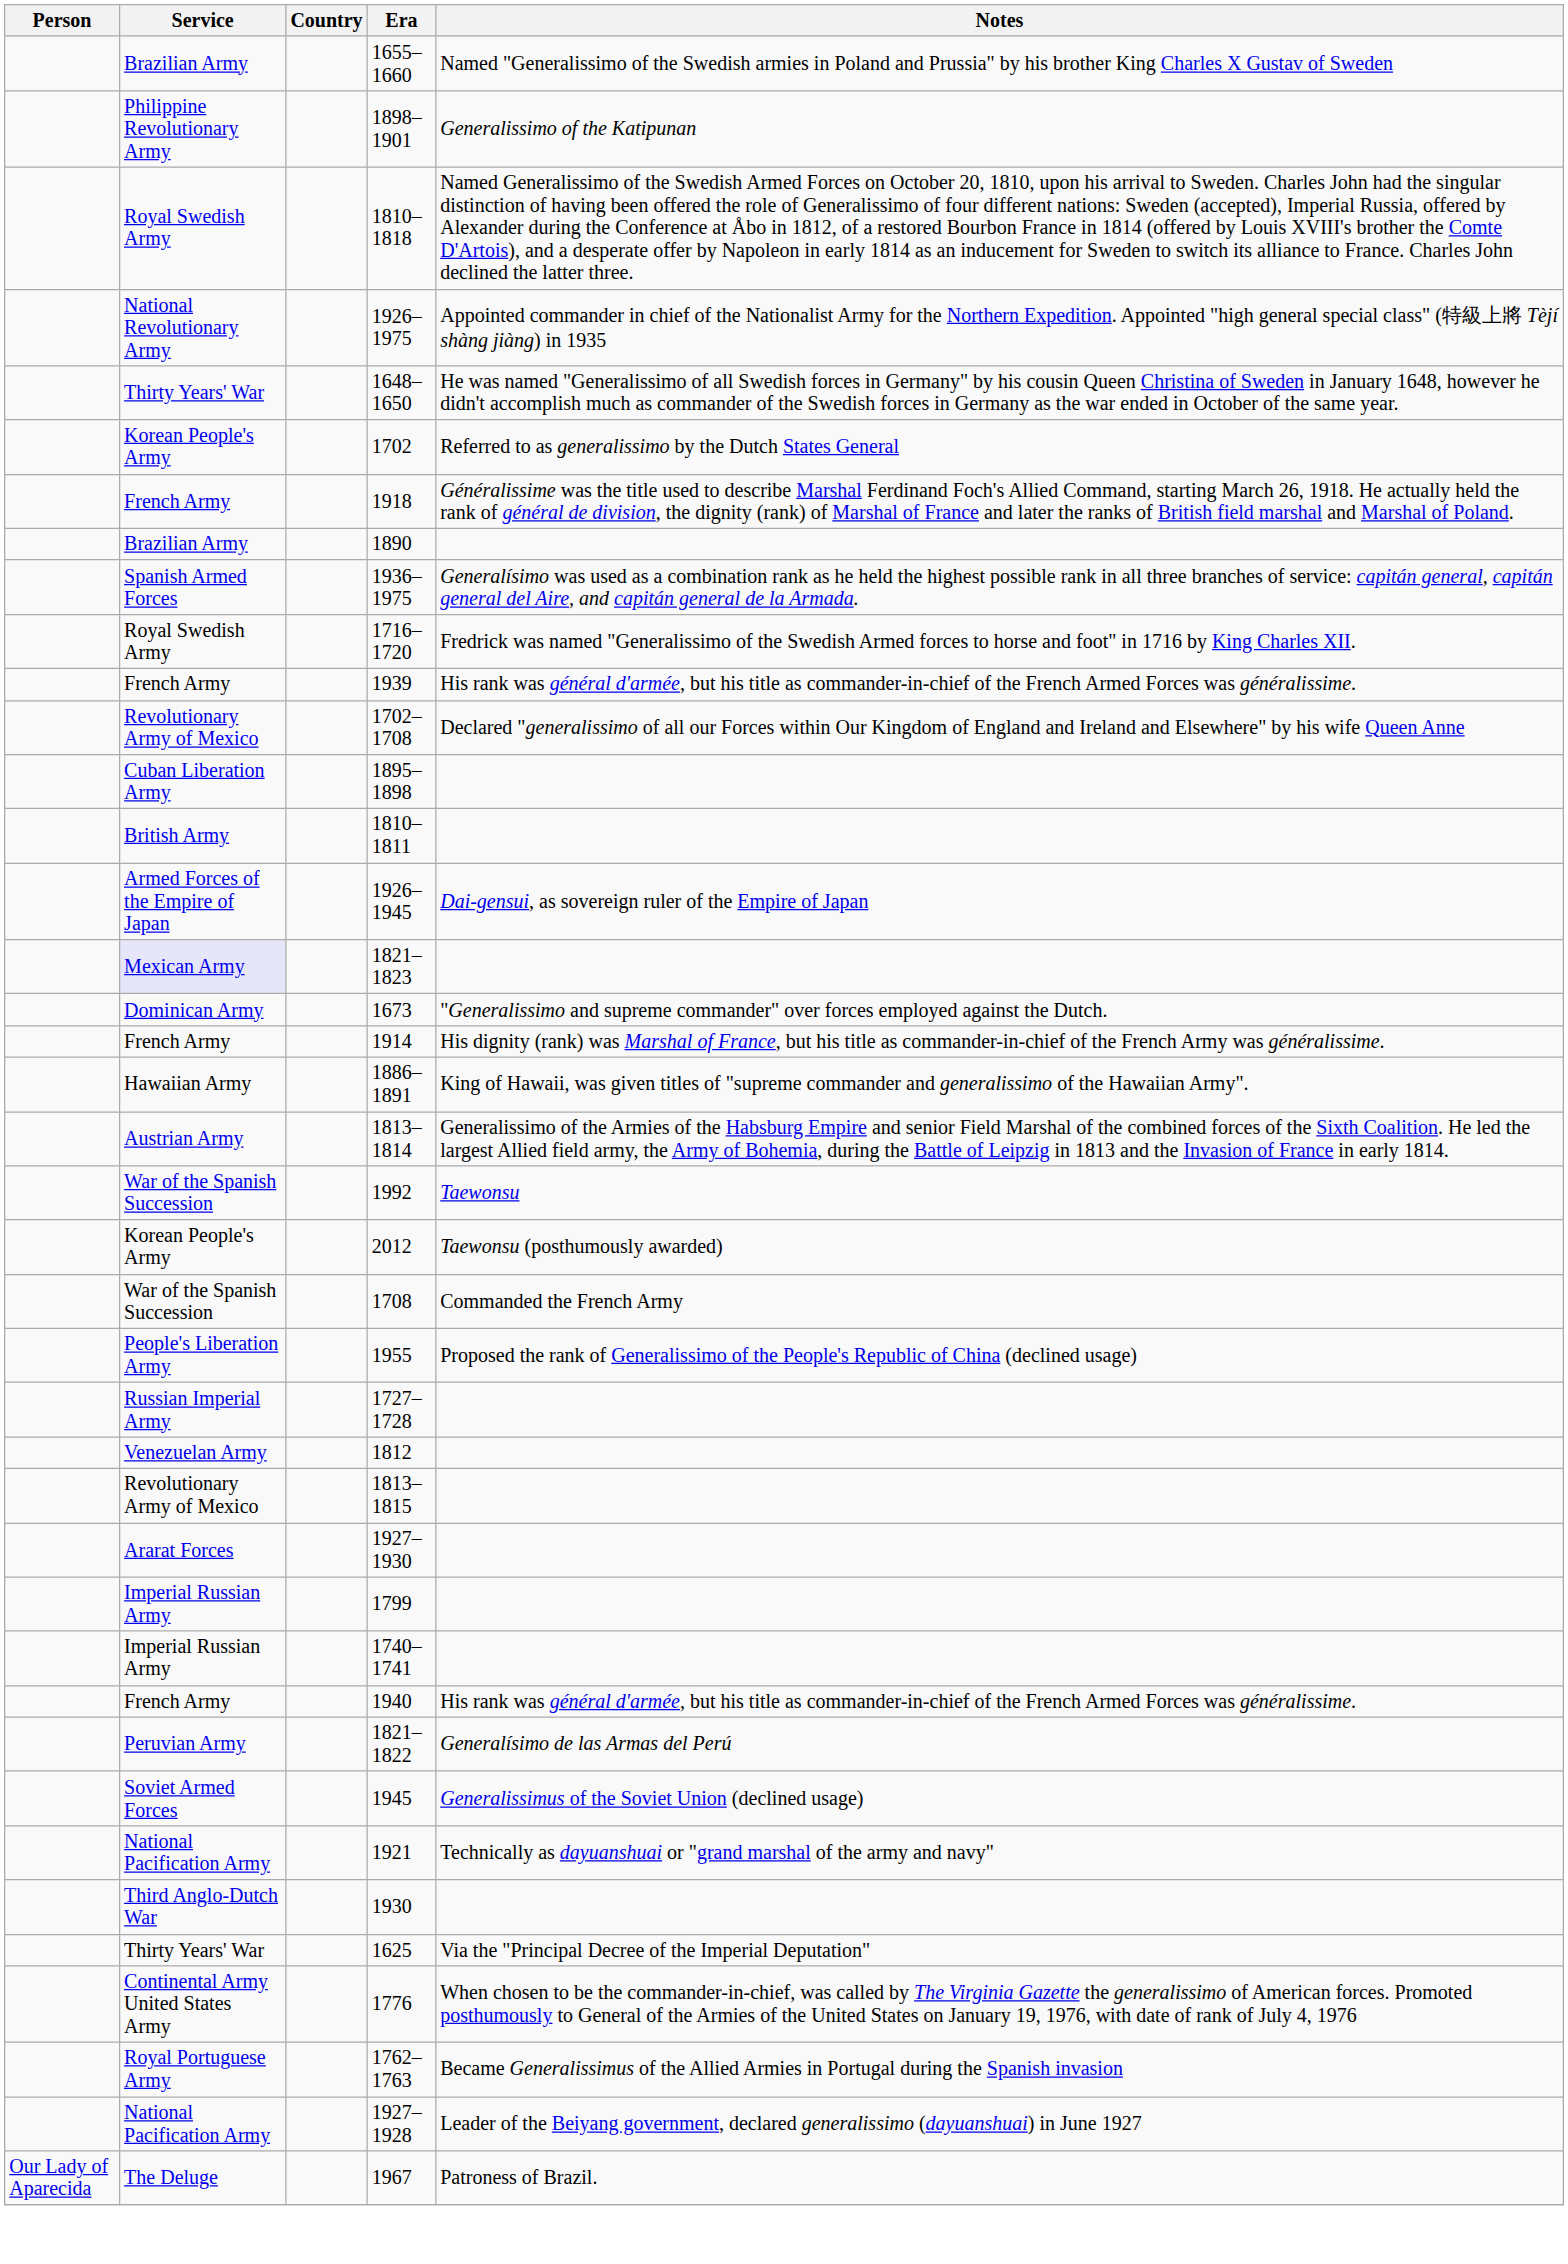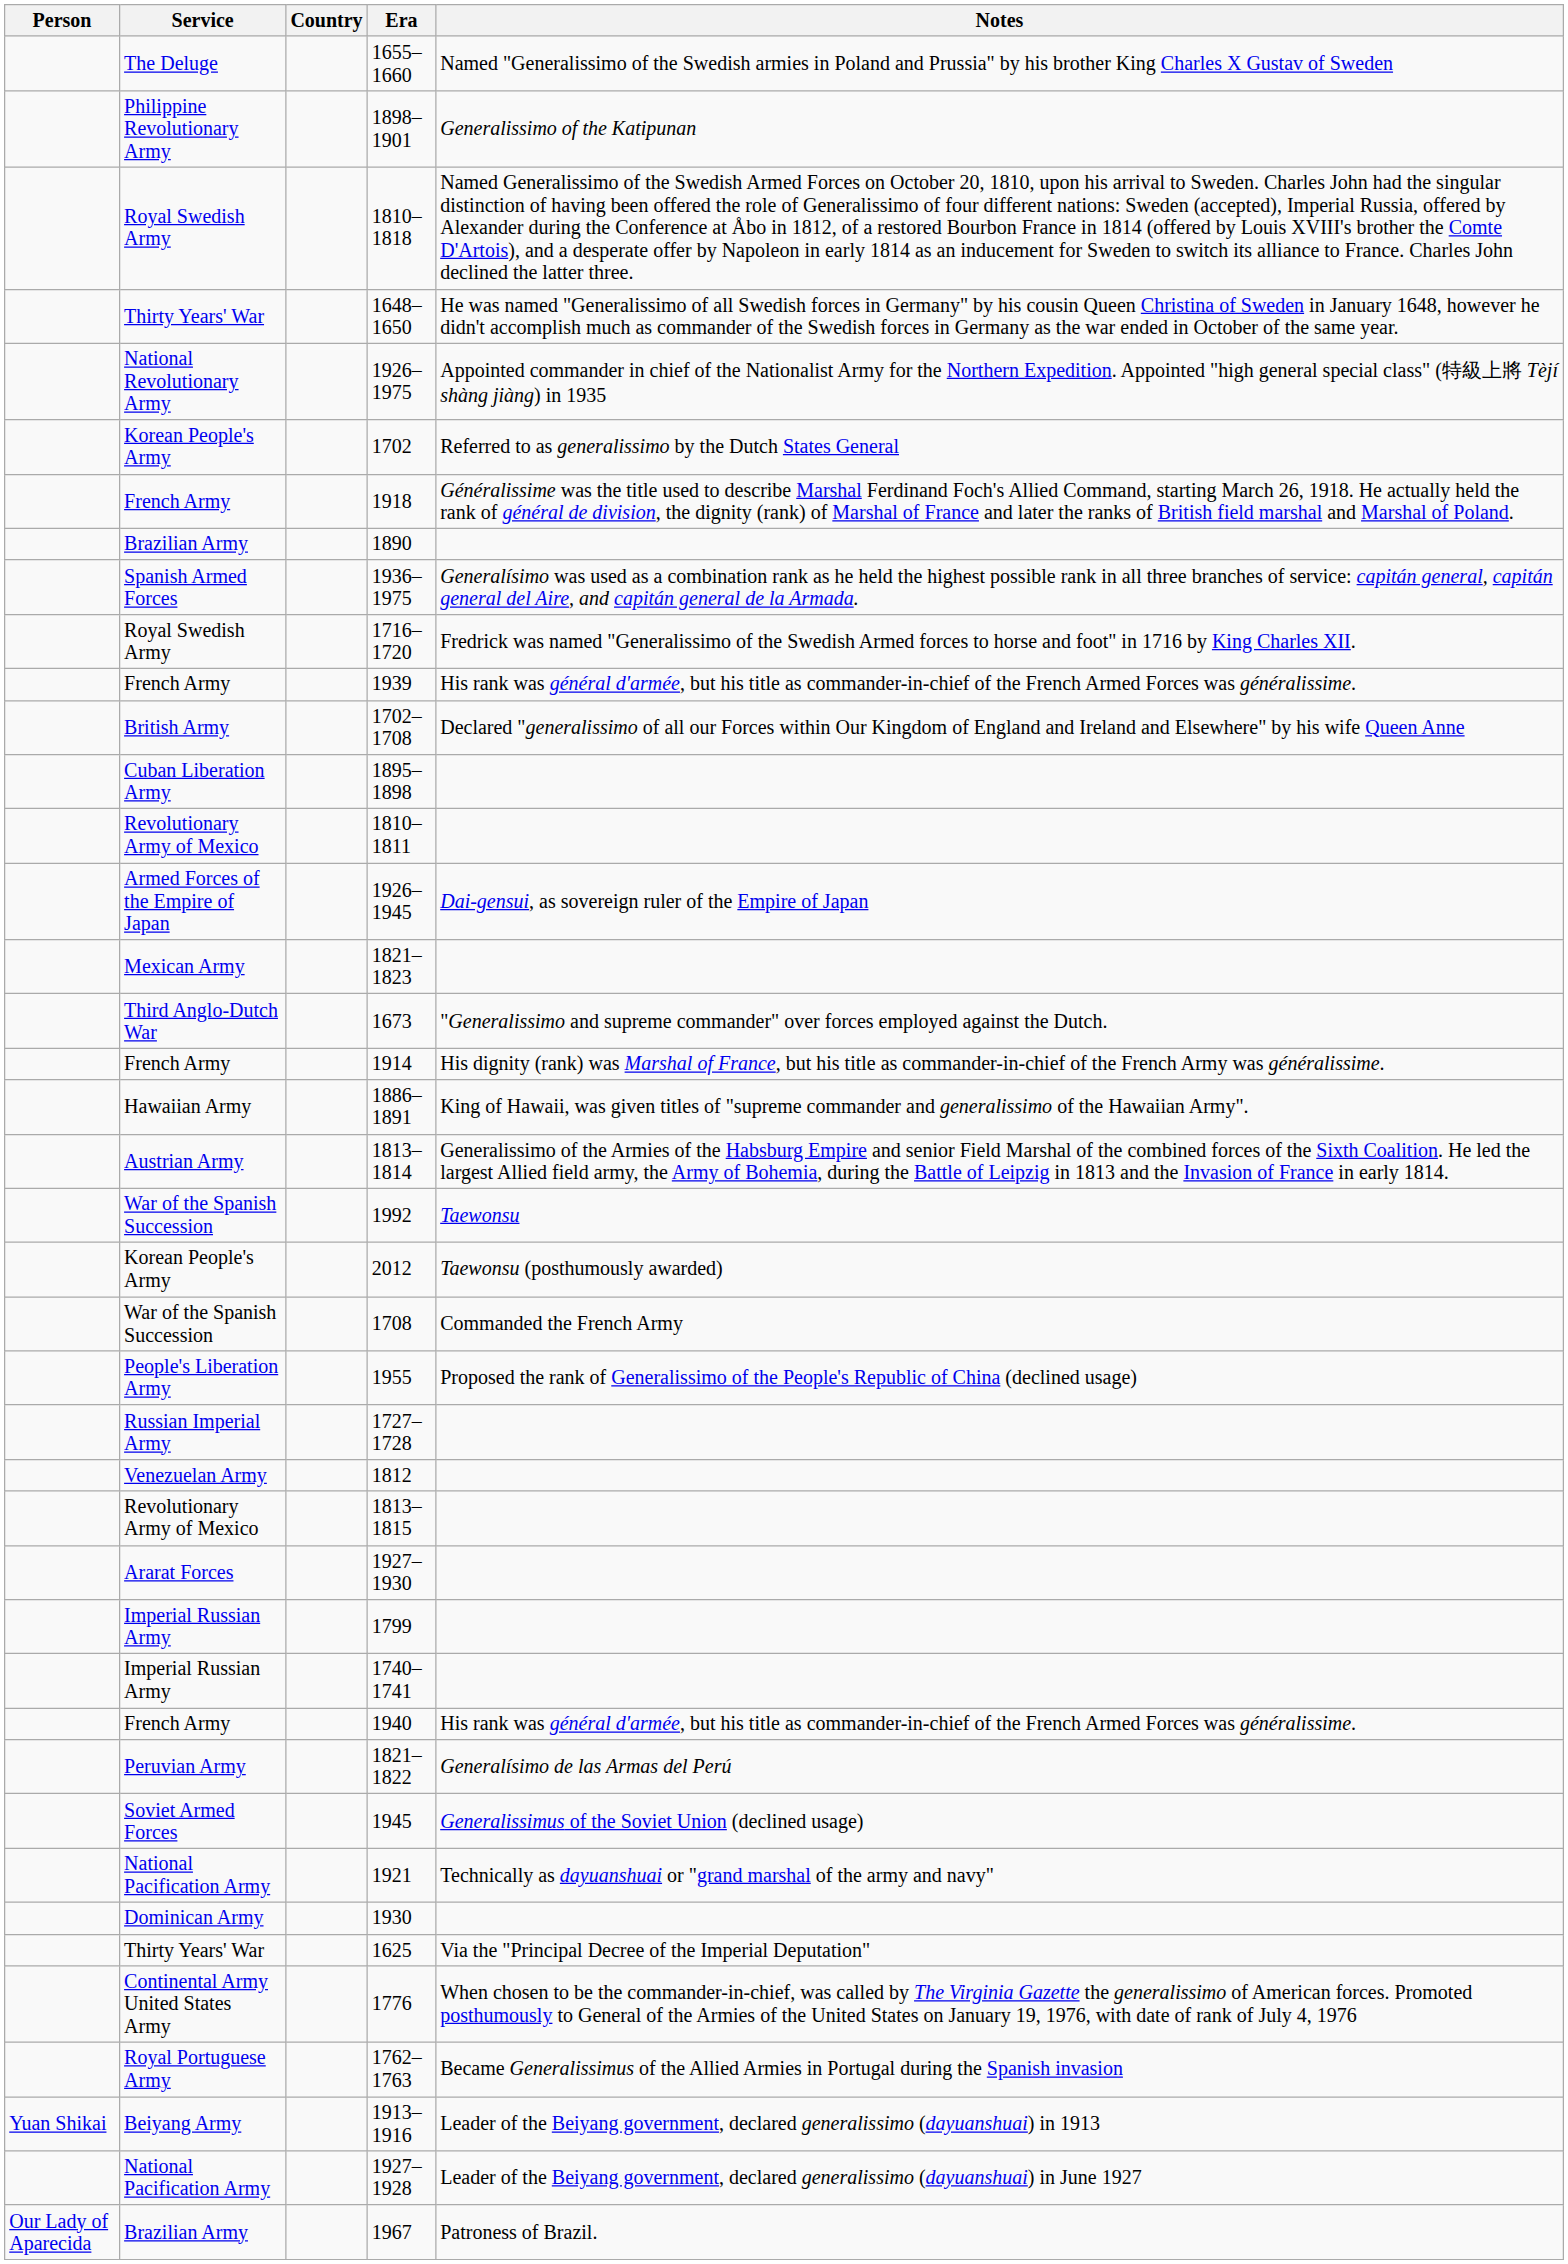(186, 63) Brazilian Army -> (171, 63) The Deluge
rows swapped: (397, 392) <-> (397, 327)
(191, 727) Revolutionary Army of Mexico -> (177, 727) British Army
(177, 835) British Army -> (191, 835) Revolutionary Army of Mexico
(184, 966) lavender background -> (184, 966) no background
(194, 1009) Dominican Army -> (201, 1020) Third Anglo-Dutch War
(201, 1906) Third Anglo-Dutch War -> (194, 1918) Dominican Army
+ row: (397, 2123)
(171, 2177) The Deluge -> (186, 2232) Brazilian Army
